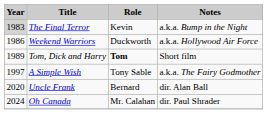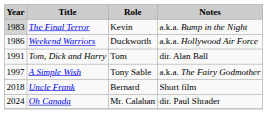(16, 57) 1989 -> (16, 57) 1991
(119, 57) bold -> (119, 57) normal
(178, 57) Short film -> (184, 57) dir. Alan Ball
(16, 87) 2020 -> (16, 87) 2018
(184, 87) dir. Alan Ball -> (178, 87) Short film
